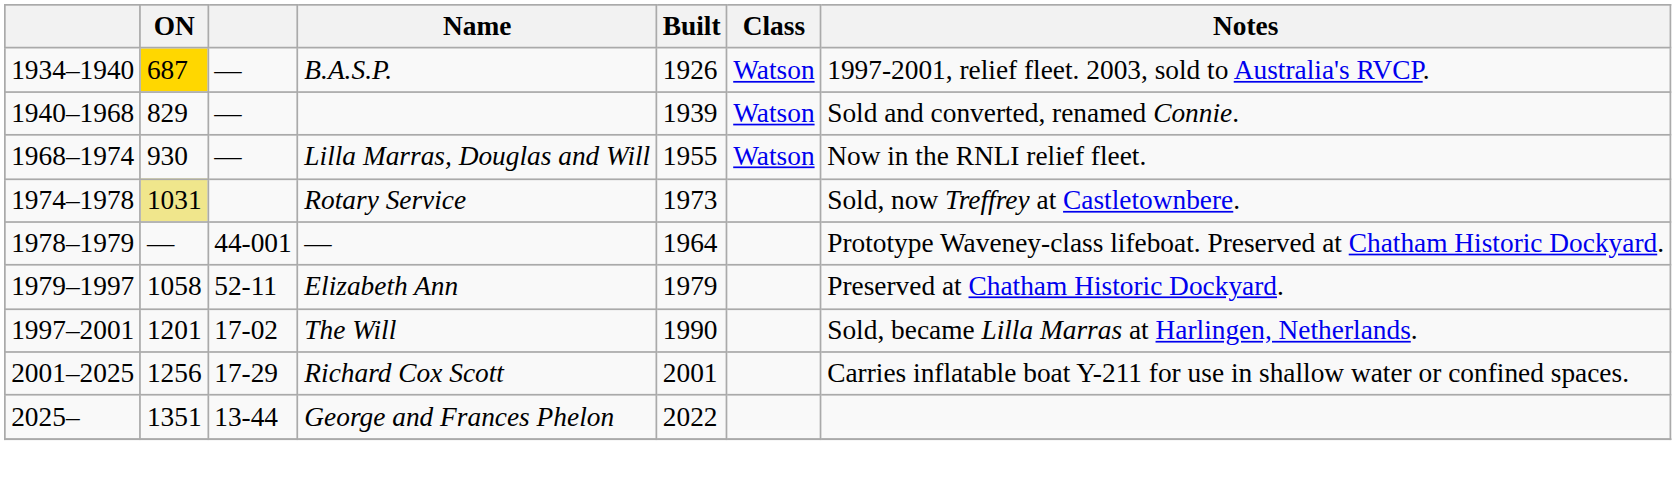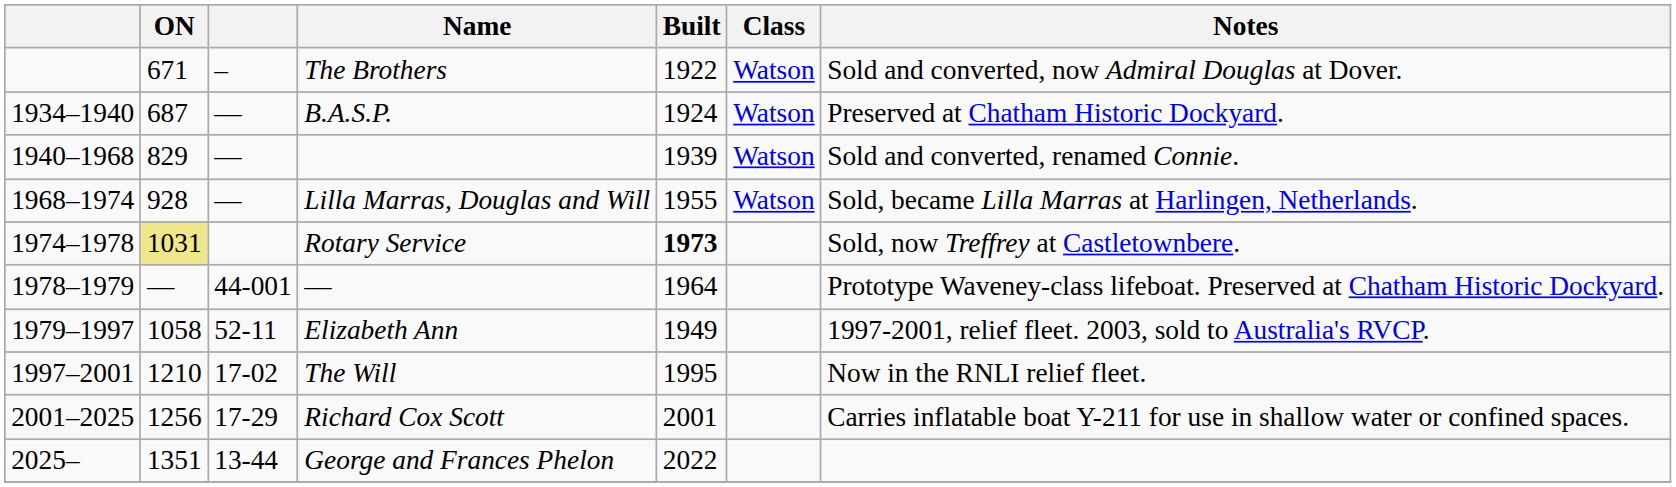+ row: (73, 70)
(167, 69) gold background -> (167, 112) no background
(690, 69) 1926 -> (690, 112) 1924
(1128, 69) 1997-2001, relief fleet. 2003, sold to Australia's RVCP. -> (1056, 112) Preserved at Chatham Historic Dockyard.
(167, 156) 930 -> (167, 199) 928
(987, 156) Now in the RNLI relief fleet. -> (1122, 199) Sold, became Lilla Marras at Harlingen, Netherlands.
(690, 199) normal -> (690, 243) bold
(690, 286) 1979 -> (690, 329) 1949
(1056, 286) Preserved at Chatham Historic Dockyard. -> (1128, 329) 1997-2001, relief fleet. 2003, sold to Australia's RVCP.
(174, 329) 1201 -> (174, 373) 1210
(690, 329) 1990 -> (690, 373) 1995
(1122, 329) Sold, became Lilla Marras at Harlingen, Netherlands. -> (987, 373) Now in the RNLI relief fleet.
